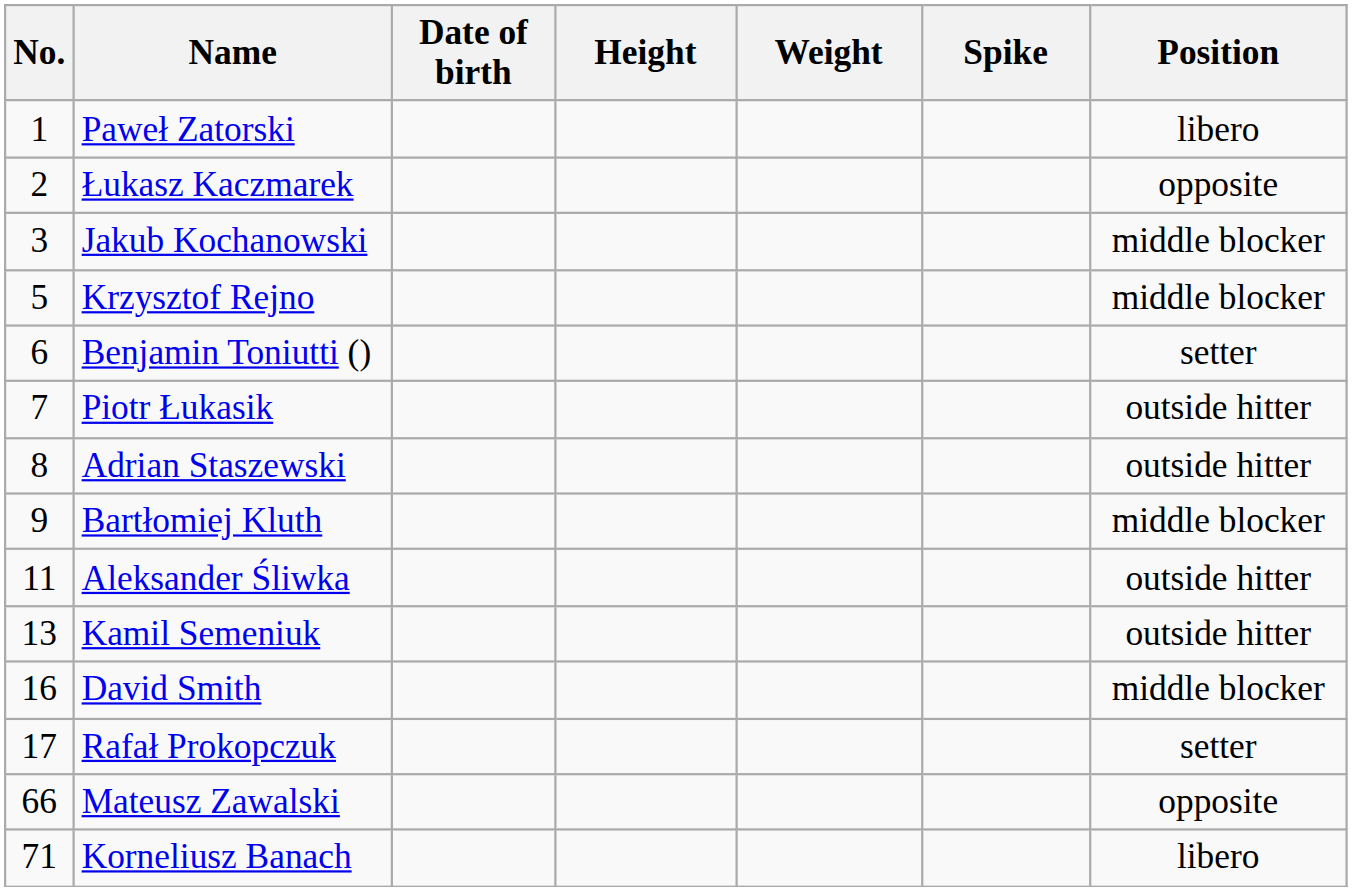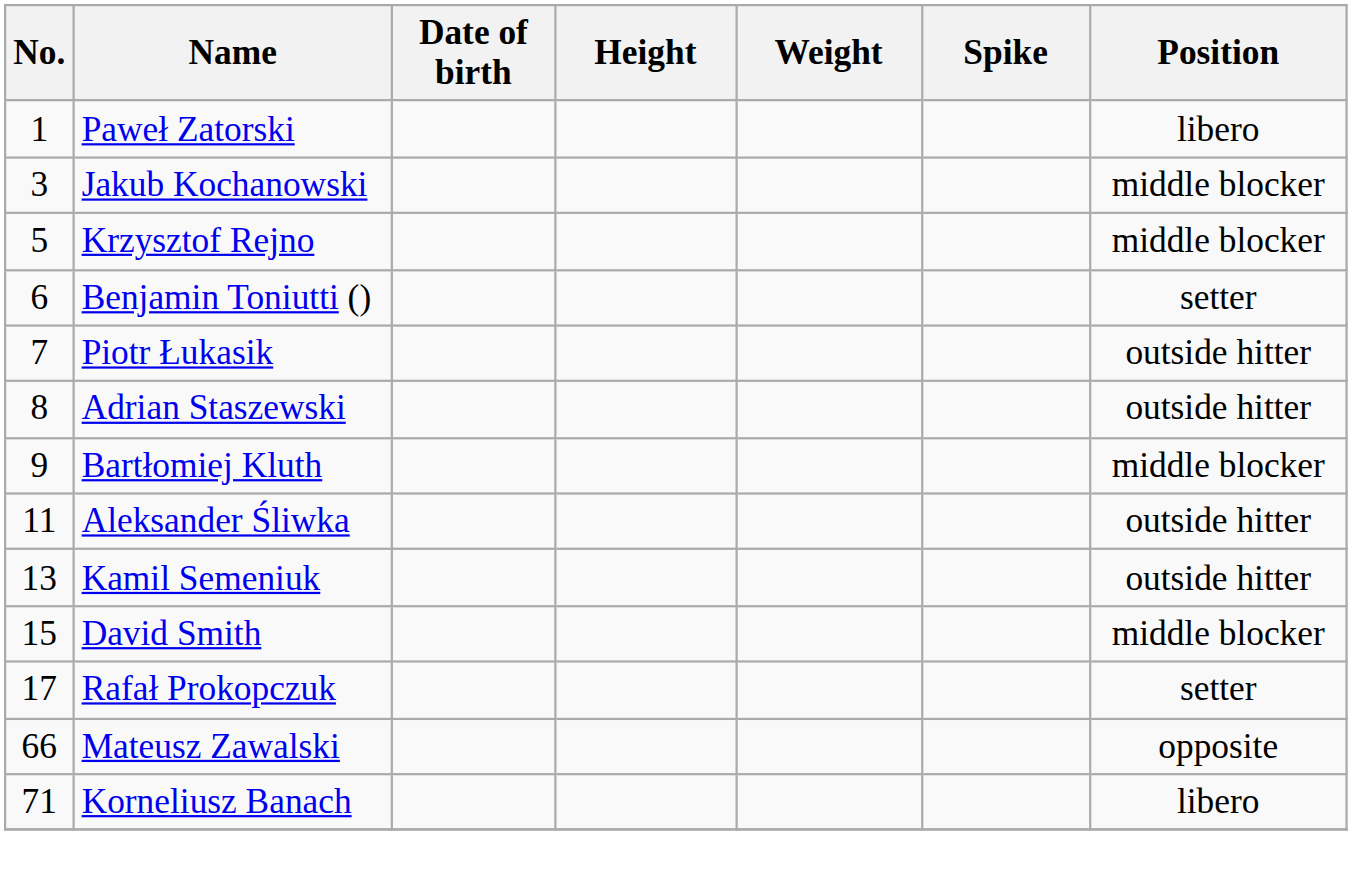- row: (218, 184)
(39, 689) 16 -> (39, 633) 15
